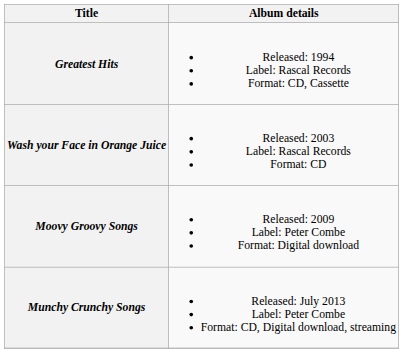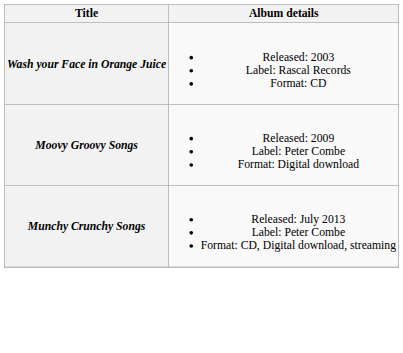- row: (87, 63)
